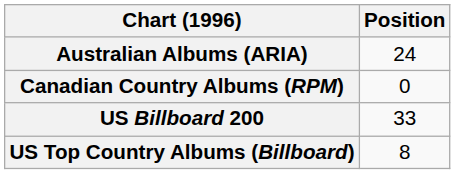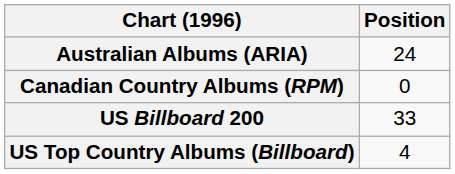(405, 151) 8 -> (405, 151) 4
